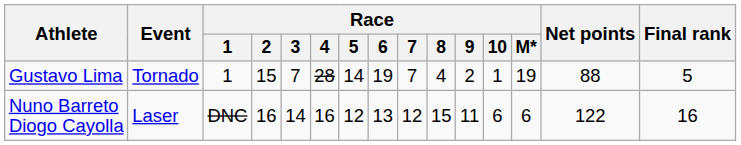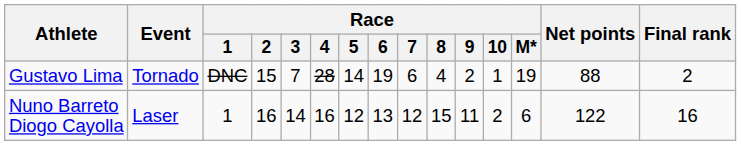(227, 76) 1 -> (227, 76) DNC
(412, 76) 7 -> (412, 76) 6
(687, 76) 5 -> (687, 76) 2
(227, 116) DNC -> (227, 116) 1
(497, 116) 6 -> (497, 116) 2
